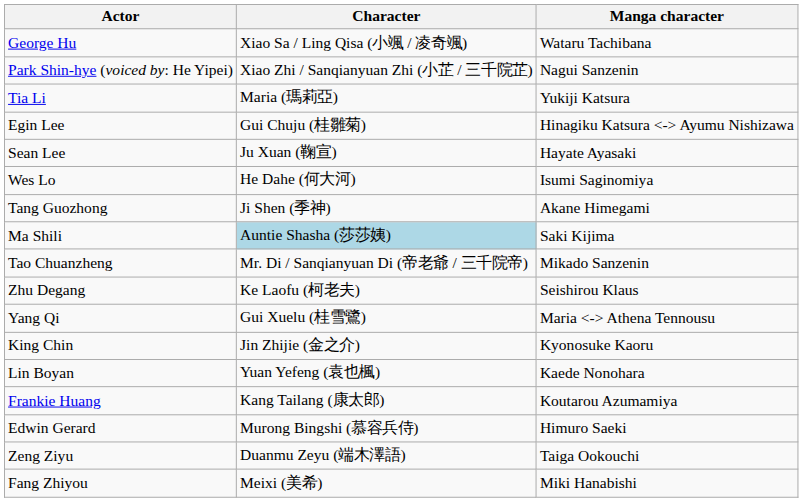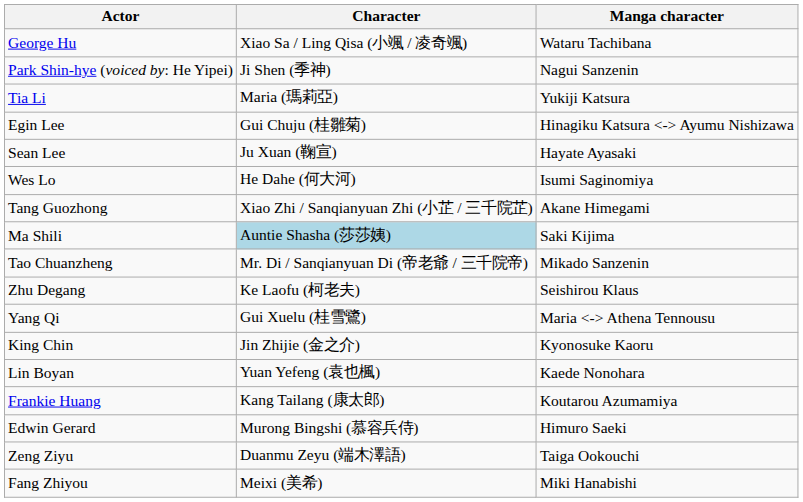(386, 69) Xiao Zhi / Sanqianyuan Zhi (小芷 / 三千院芷) -> (285, 69) Ji Shen (季神)
(285, 207) Ji Shen (季神) -> (386, 207) Xiao Zhi / Sanqianyuan Zhi (小芷 / 三千院芷)
